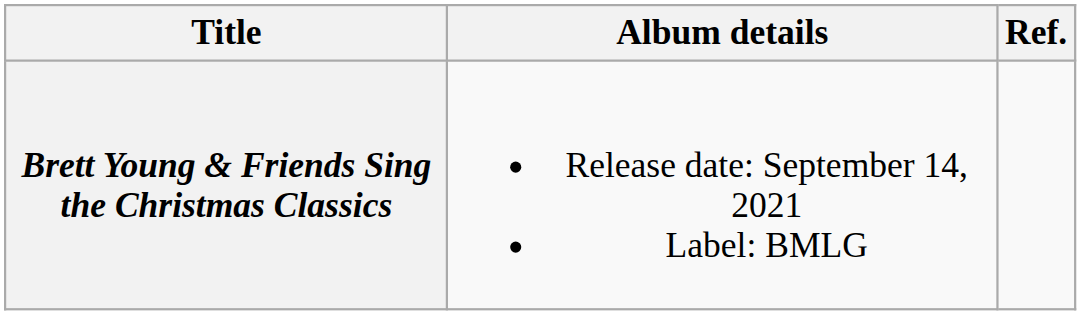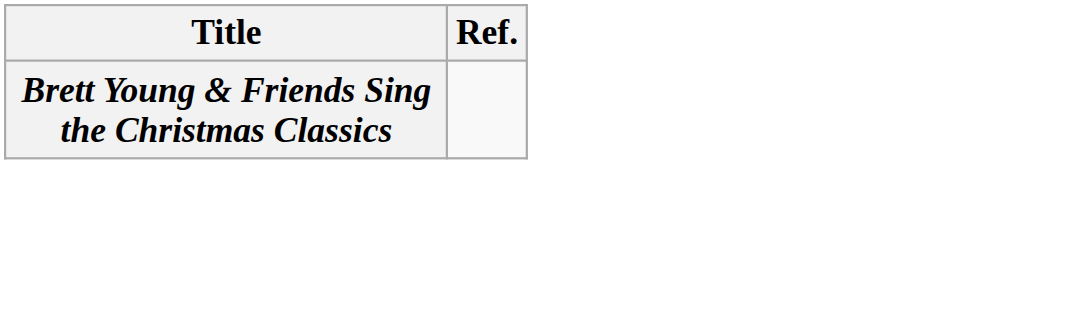- column: (722, 32)
